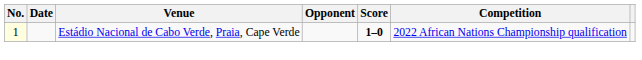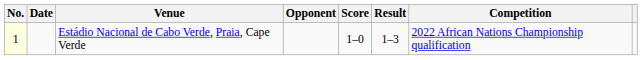+ column: (390, 13)
(374, 32) bold -> (355, 38) normal
